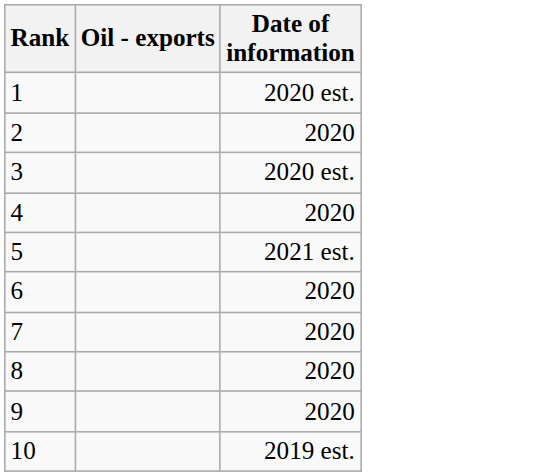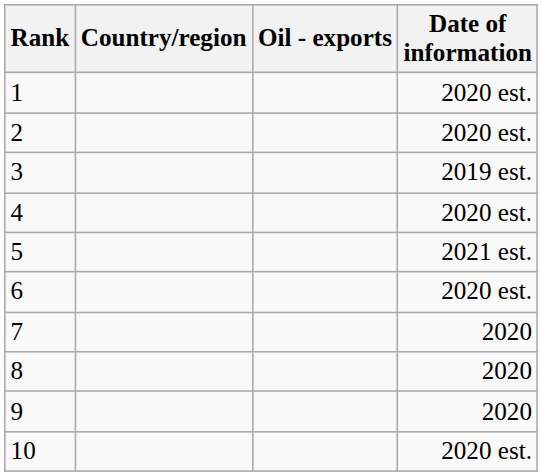+ column: (164, 38)
(330, 132) 2020 -> (487, 132) 2020 est.
(309, 172) 2020 est. -> (487, 172) 2019 est.
(330, 212) 2020 -> (487, 212) 2020 est.
(330, 291) 2020 -> (487, 291) 2020 est.
(309, 451) 2019 est. -> (487, 451) 2020 est.
